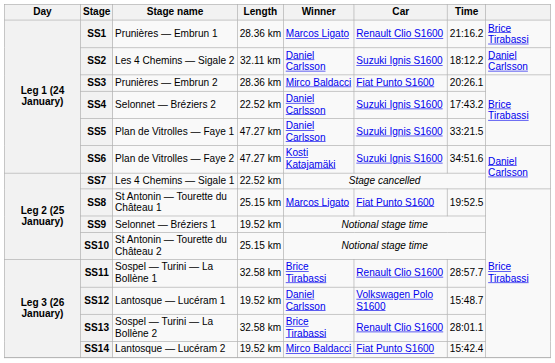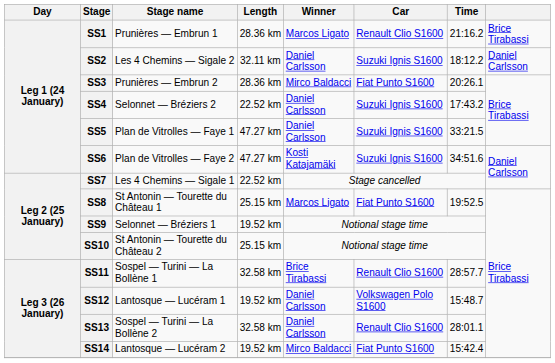(306, 328) Brice Tirabassi -> (306, 328) Daniel Carlsson
